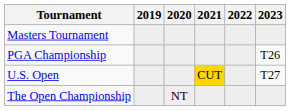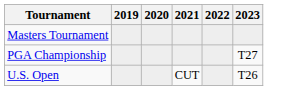(270, 55) T26 -> (248, 55) T27
(210, 75) gold background -> (187, 75) no background
(270, 75) T27 -> (248, 75) T26
- row: (69, 96)
